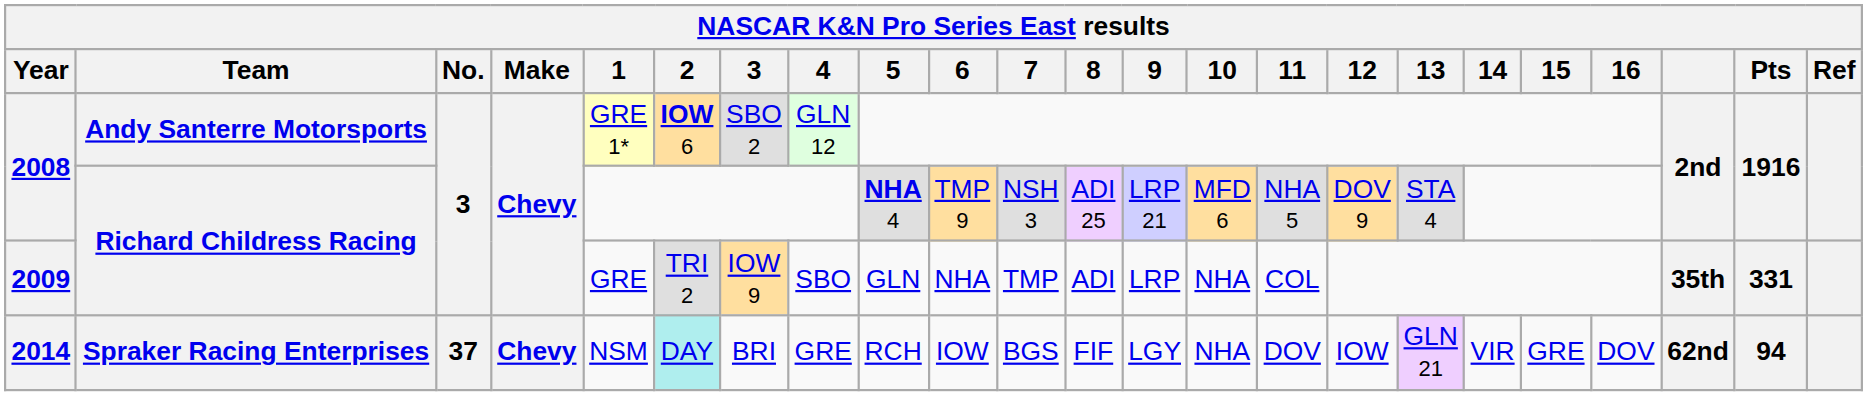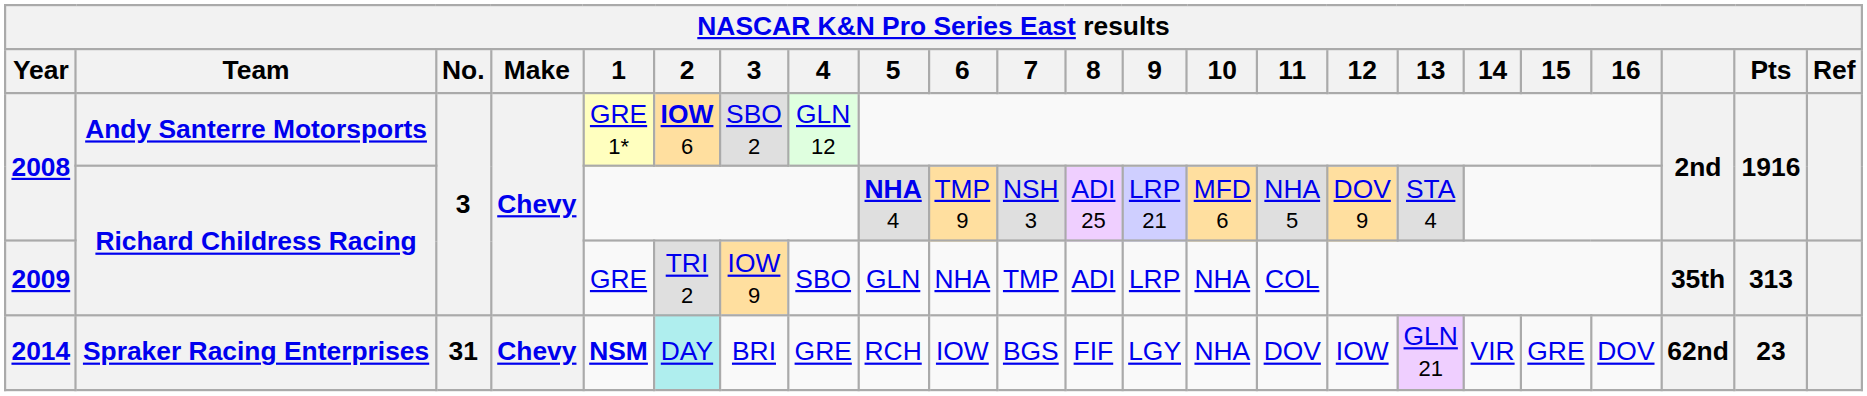(1771, 278) 331 -> (1771, 278) 313
(463, 352) 37 -> (463, 352) 31
(619, 352) normal -> (619, 352) bold
(1771, 352) 94 -> (1771, 352) 23
